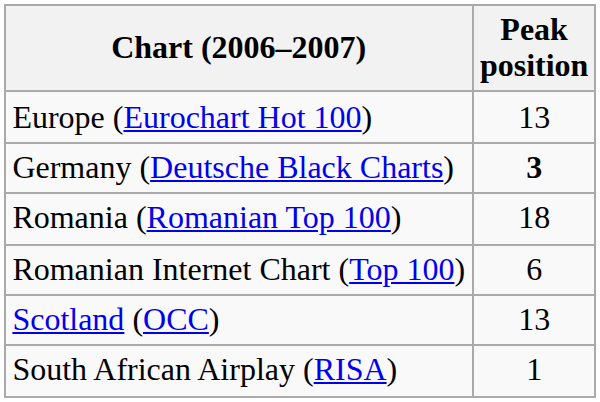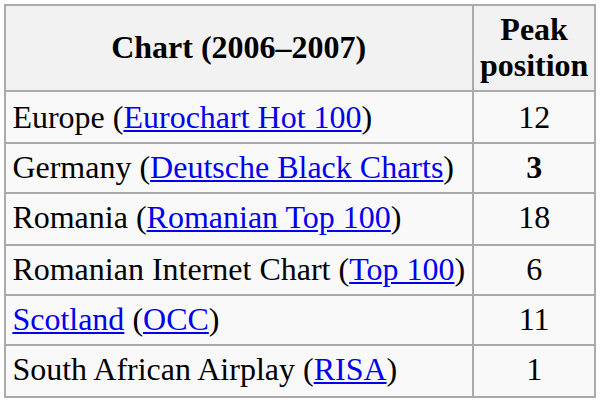(534, 116) 13 -> (534, 116) 12
(534, 319) 13 -> (534, 319) 11
